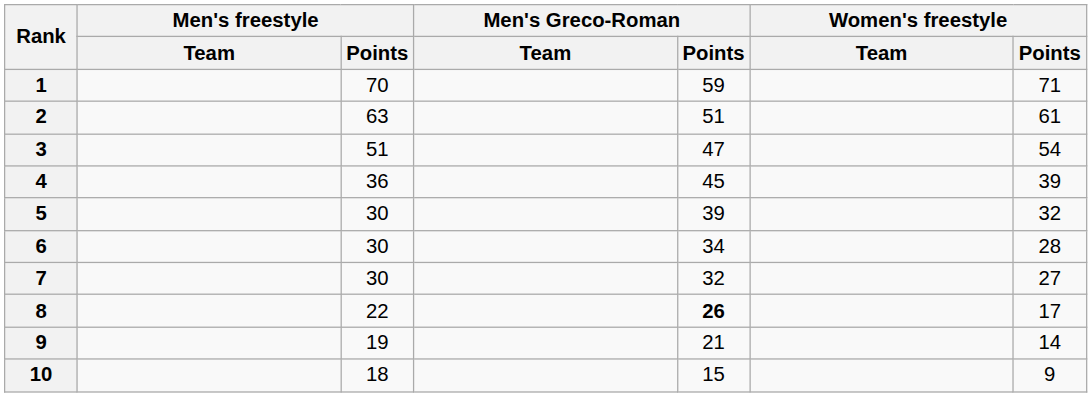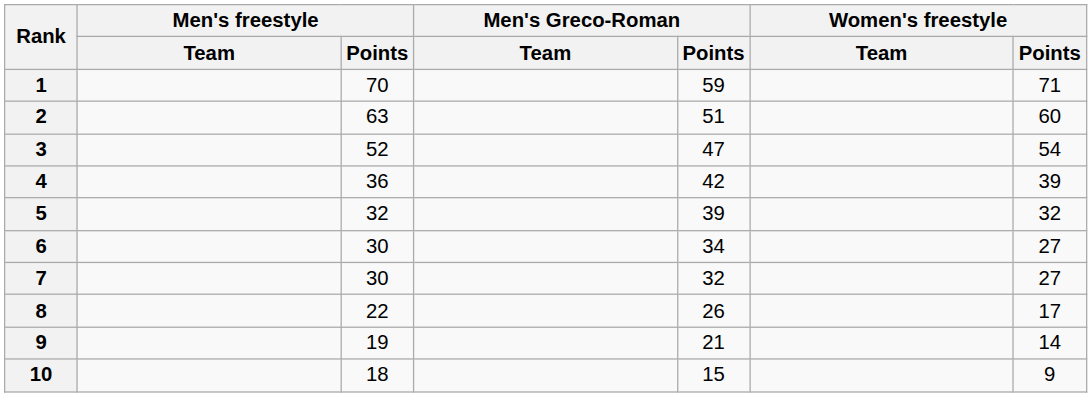(1050, 117) 61 -> (1050, 117) 60
(377, 149) 51 -> (377, 149) 52
(714, 181) 45 -> (714, 181) 42
(377, 213) 30 -> (377, 213) 32
(1050, 246) 28 -> (1050, 246) 27
(714, 310) bold -> (714, 310) normal
